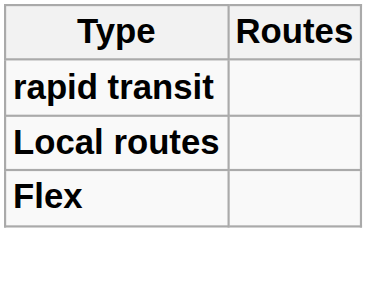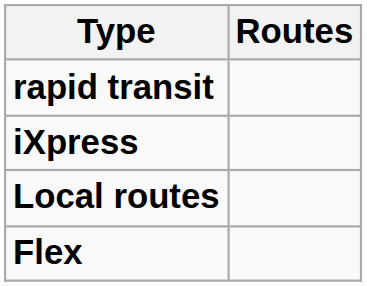+ row: (76, 142)
